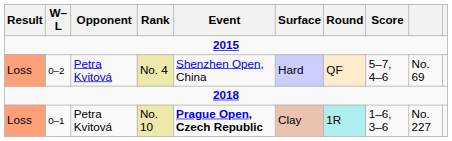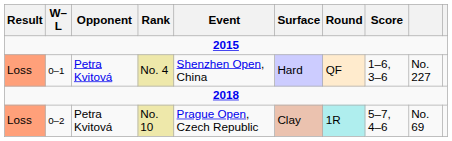(56, 71) 0–2 -> (56, 71) 0–1
(380, 70) 5–7, 4–6 -> (379, 70) 1–6, 3–6
(421, 70) No. 69 -> (421, 70) No. 227
(56, 121) 0–1 -> (56, 121) 0–2
(220, 120) bold -> (218, 120) normal
(380, 120) 1–6, 3–6 -> (379, 120) 5–7, 4–6
(421, 120) No. 227 -> (420, 120) No. 69
